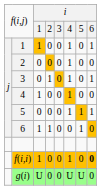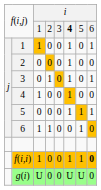(70, 29) normal -> (70, 29) bold
(81, 160) 0 -> (81, 160) 1
